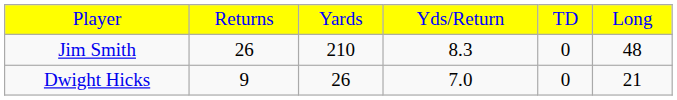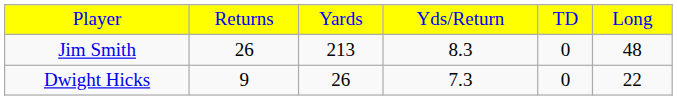(341, 49) 210 -> (341, 49) 213
(460, 79) 7.0 -> (460, 79) 7.3
(632, 79) 21 -> (632, 79) 22
